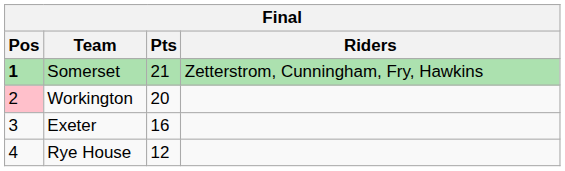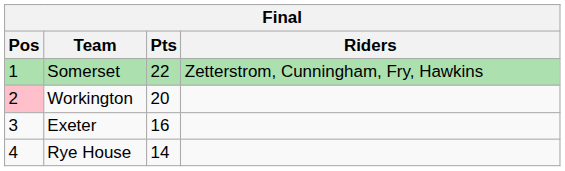(13, 71) bold -> (13, 71) normal
(160, 71) 21 -> (160, 71) 22
(160, 152) 12 -> (160, 152) 14
